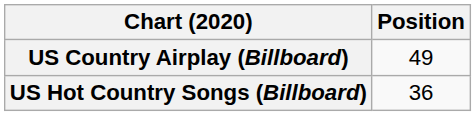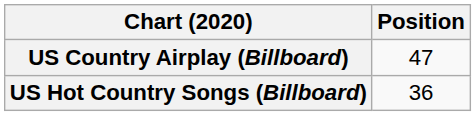(421, 57) 49 -> (421, 57) 47
